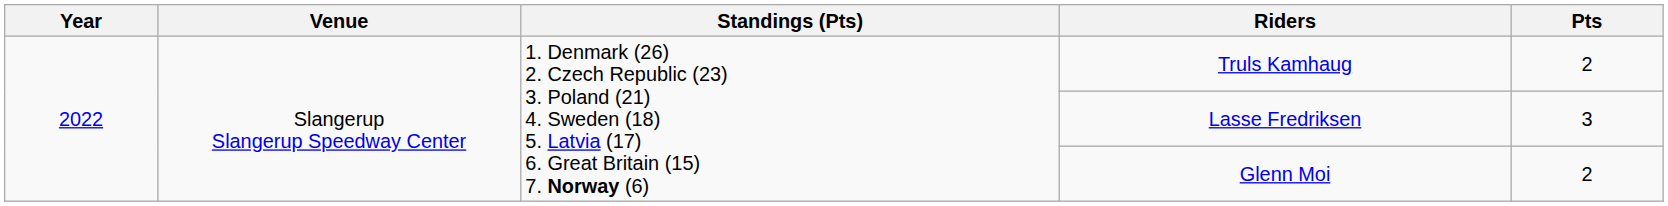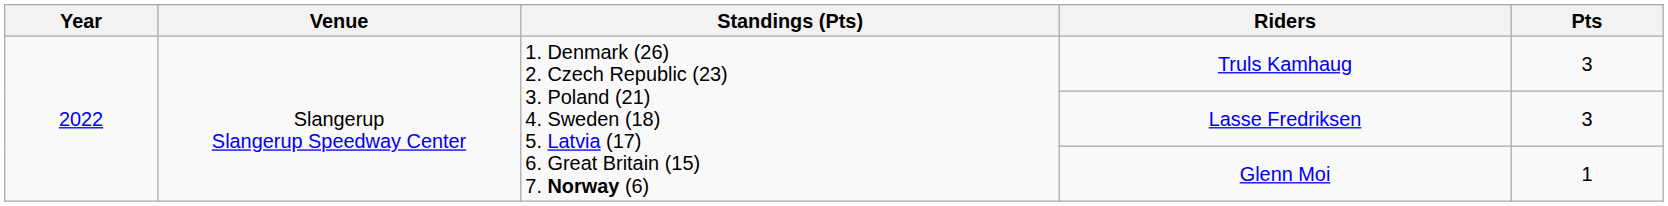(1587, 64) 2 -> (1587, 64) 3
(1587, 174) 2 -> (1587, 174) 1
